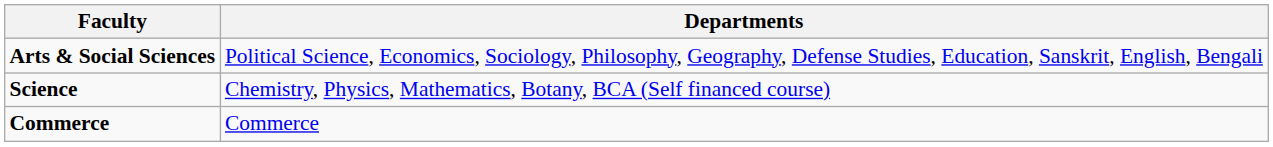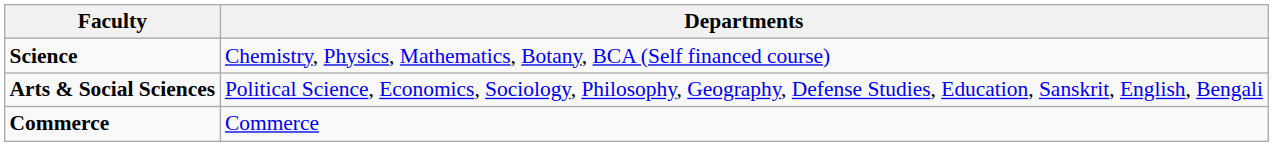rows swapped: (44, 89) <-> (112, 55)
